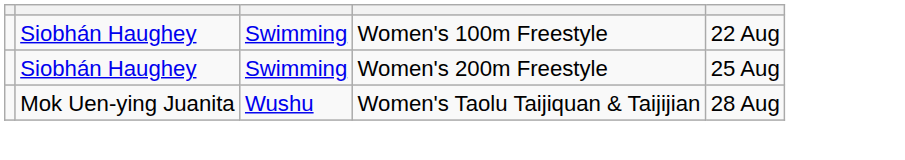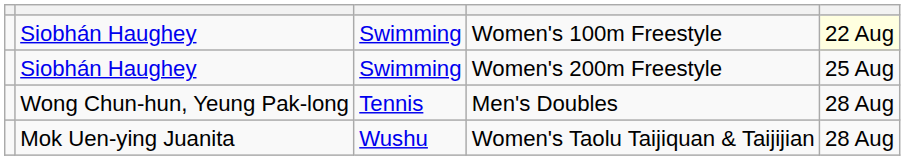(745, 33) no background -> (859, 33) lightyellow background
+ row: (545, 103)
